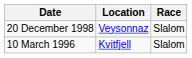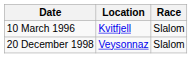rows swapped: (41, 45) <-> (50, 28)
